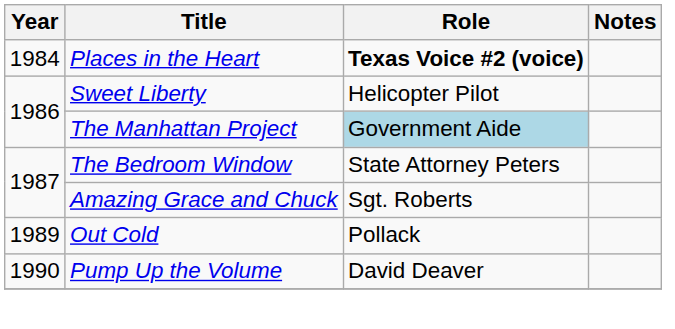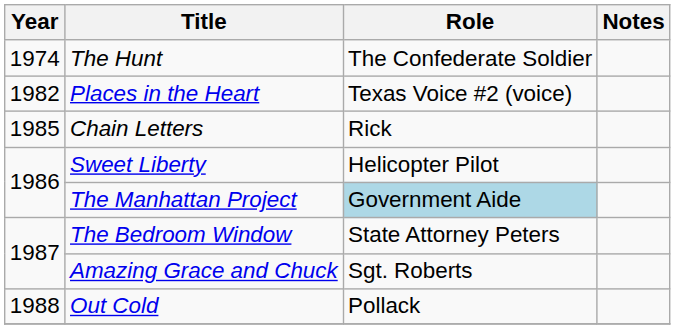+ row: (116, 57)
(35, 57) 1984 -> (35, 93) 1982
(466, 57) bold -> (460, 93) normal
+ row: (137, 128)
(35, 235) 1989 -> (35, 306) 1988
- row: (176, 270)
